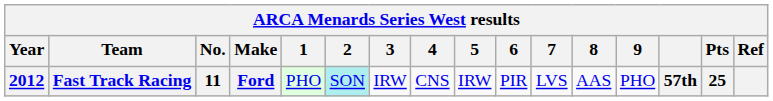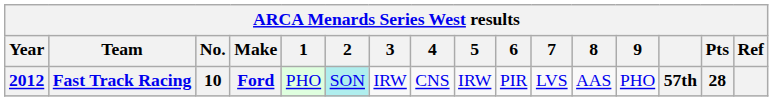(213, 80) 11 -> (213, 80) 10
(717, 80) 25 -> (717, 80) 28
